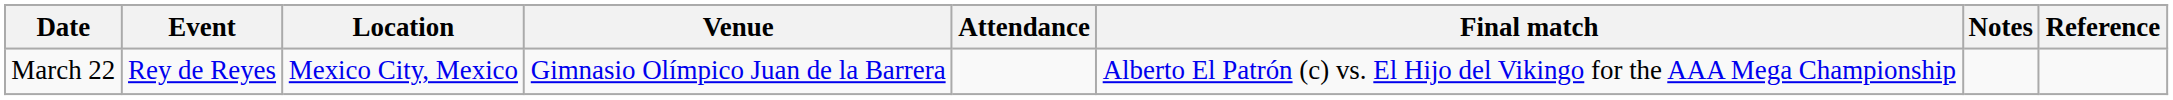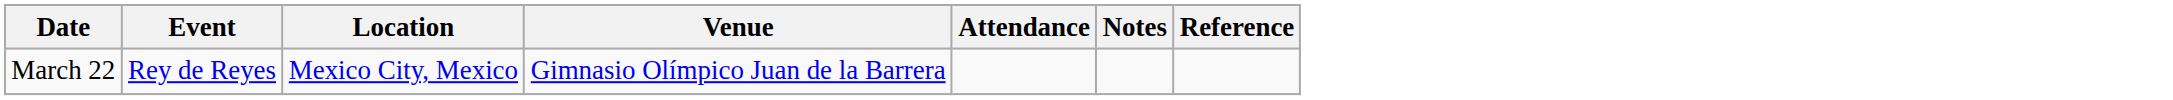- column: (1529, 26)
